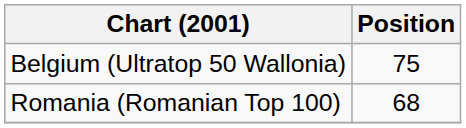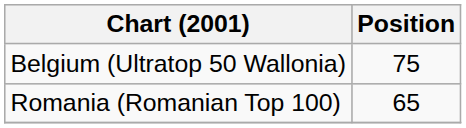(406, 102) 68 -> (406, 102) 65
